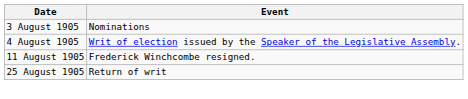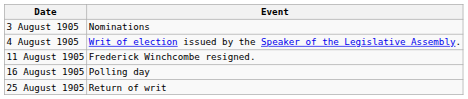+ row: (45, 72)
